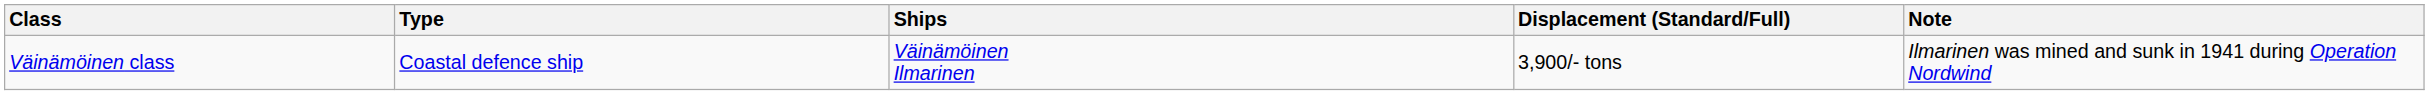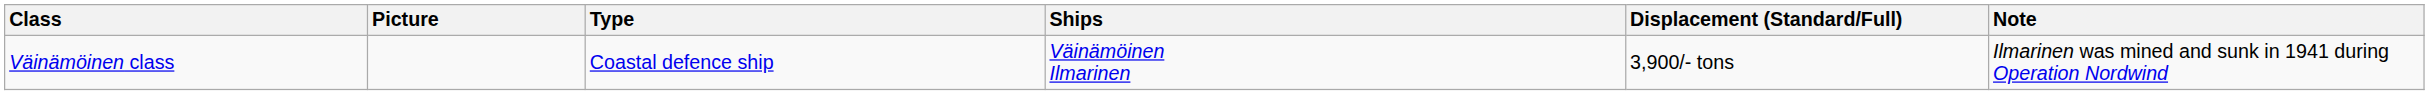+ column: (405, 20)
